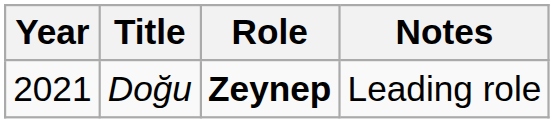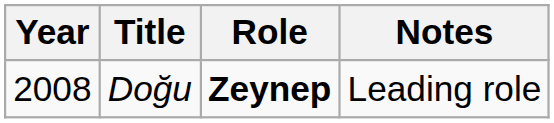(52, 88) 2021 -> (52, 88) 2008
